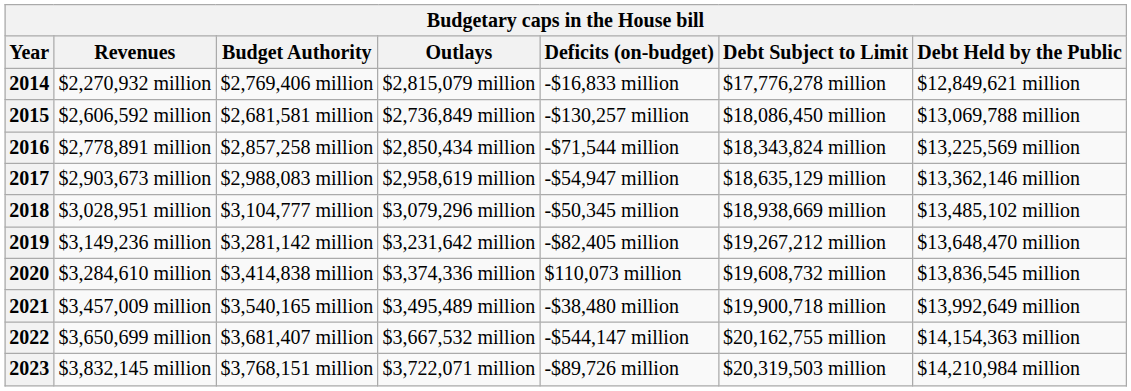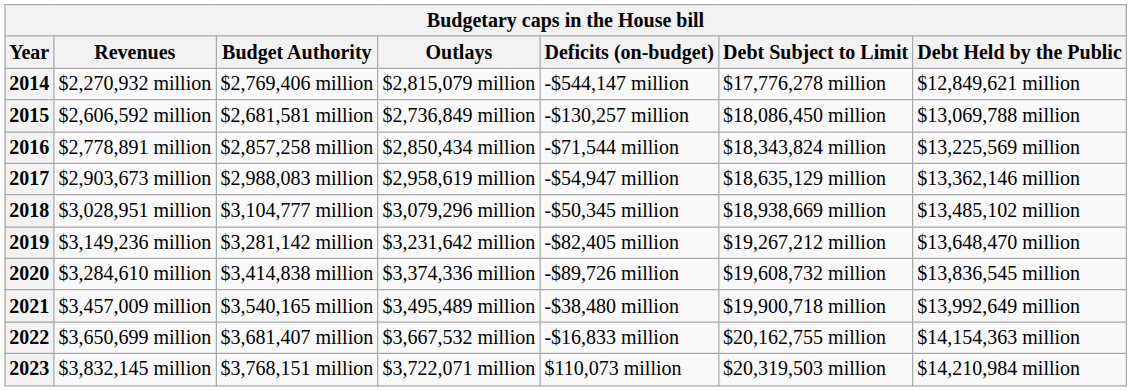(612, 83) -$16,833 million -> (617, 83) -$544,147 million
(613, 274) $110,073 million -> (612, 274) -$89,726 million
(617, 337) -$544,147 million -> (612, 337) -$16,833 million
(612, 369) -$89,726 million -> (613, 369) $110,073 million
